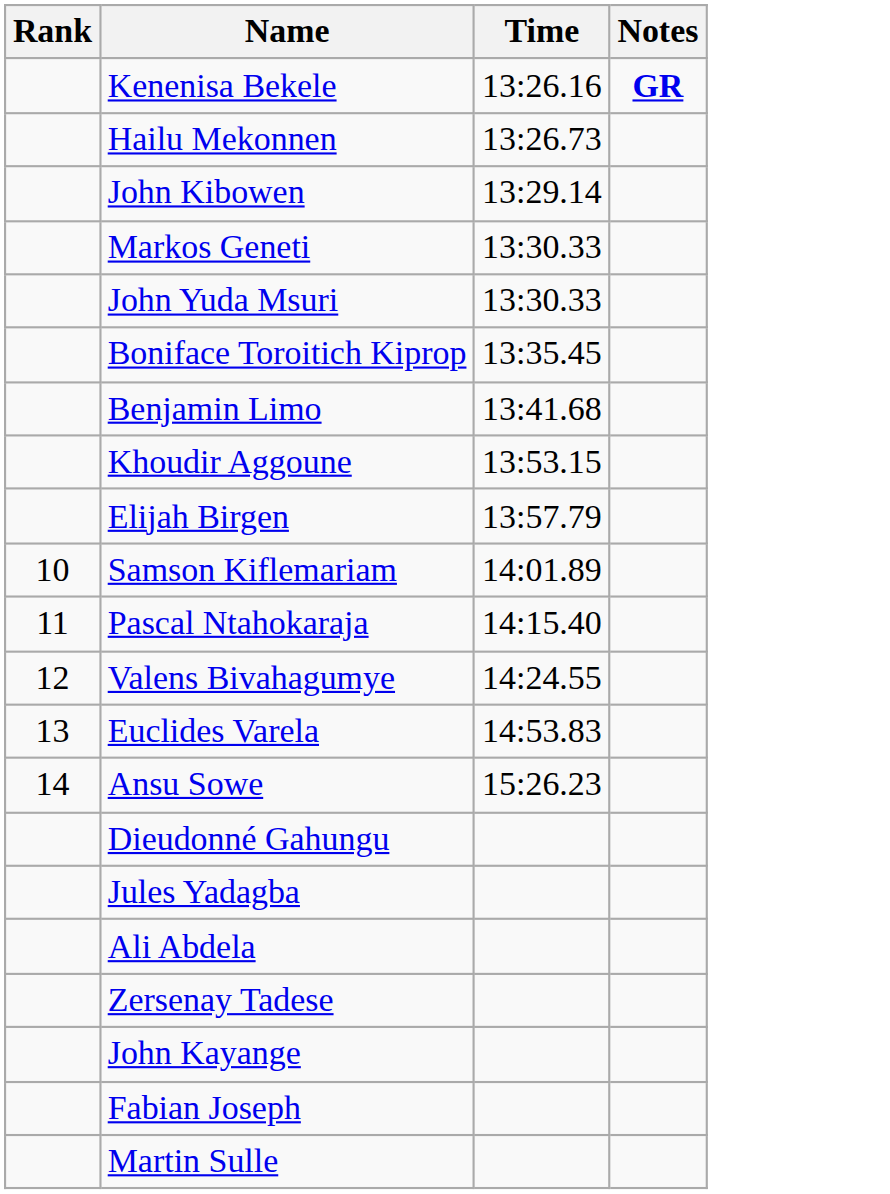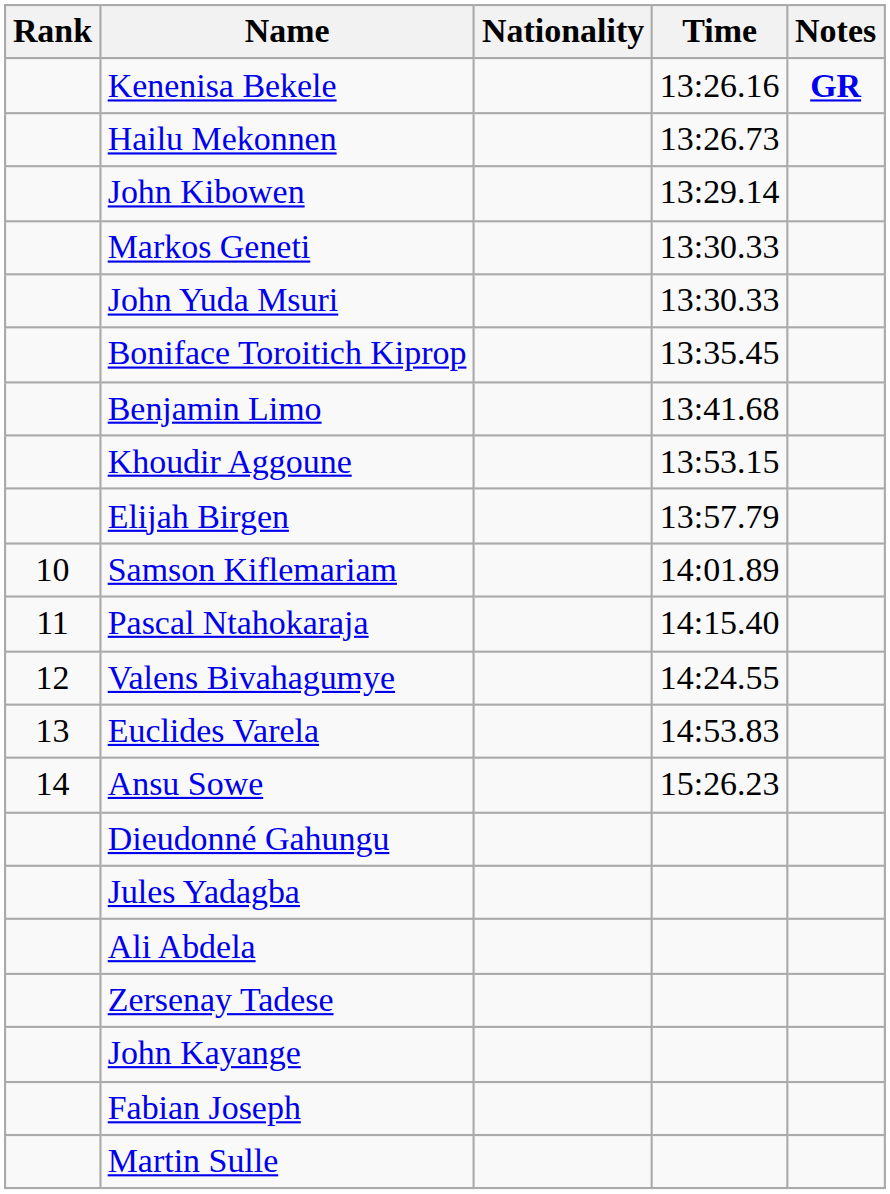+ column: (563, 31)
